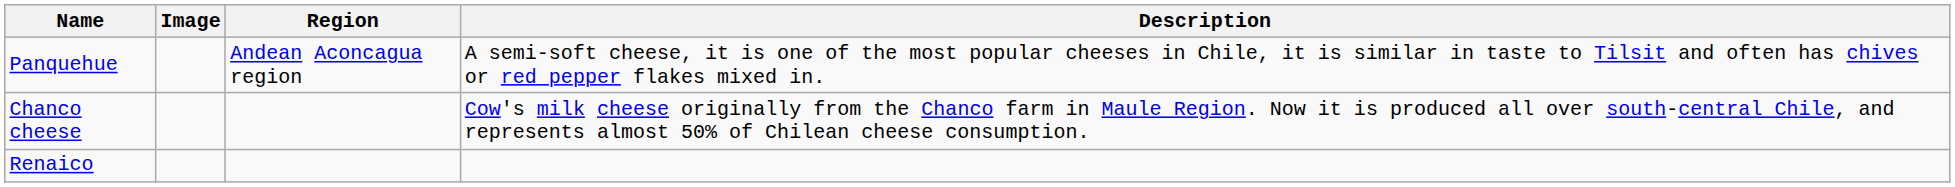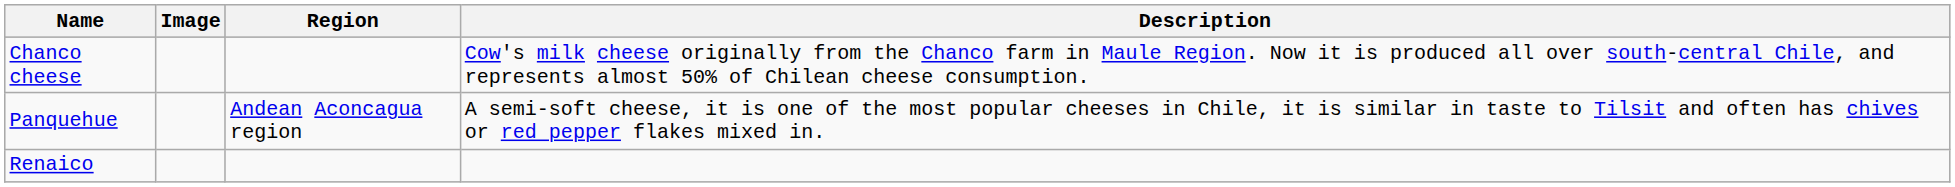rows swapped: (46, 121) <-> (64, 65)
